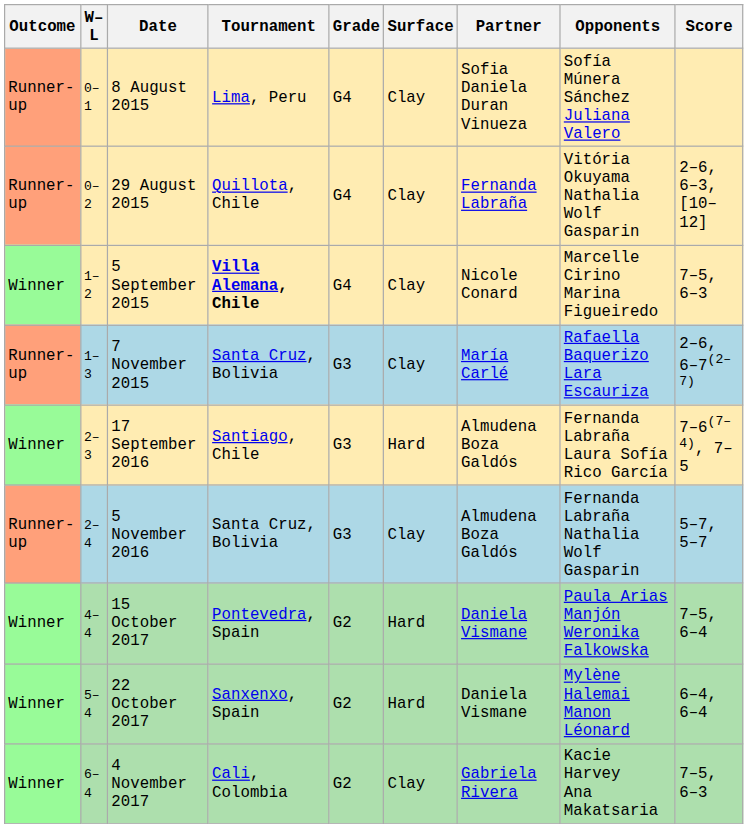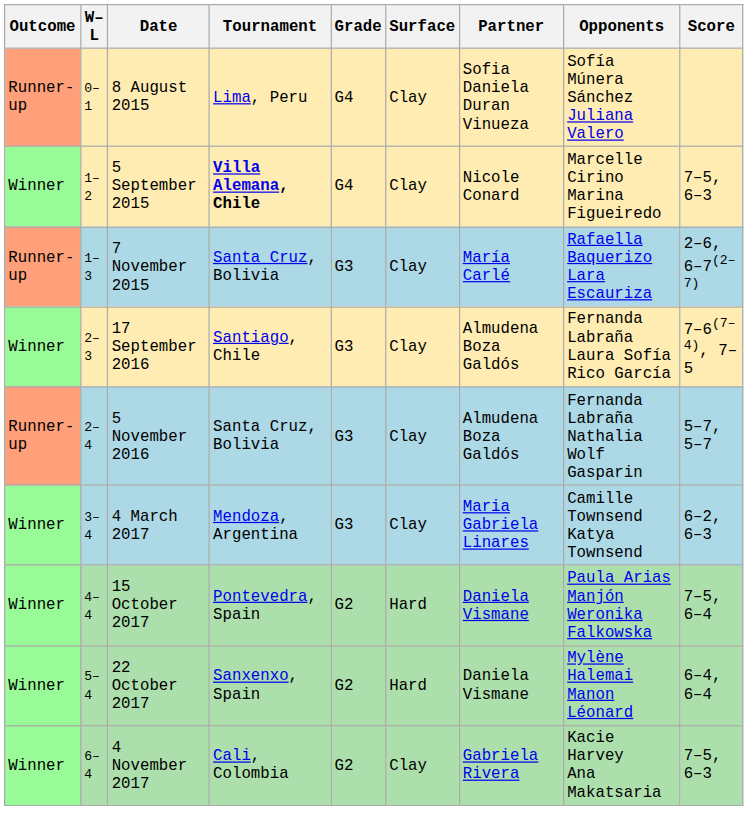- row: (154, 196)
(406, 445) Hard -> (408, 347) Clay
+ row: (145, 525)
